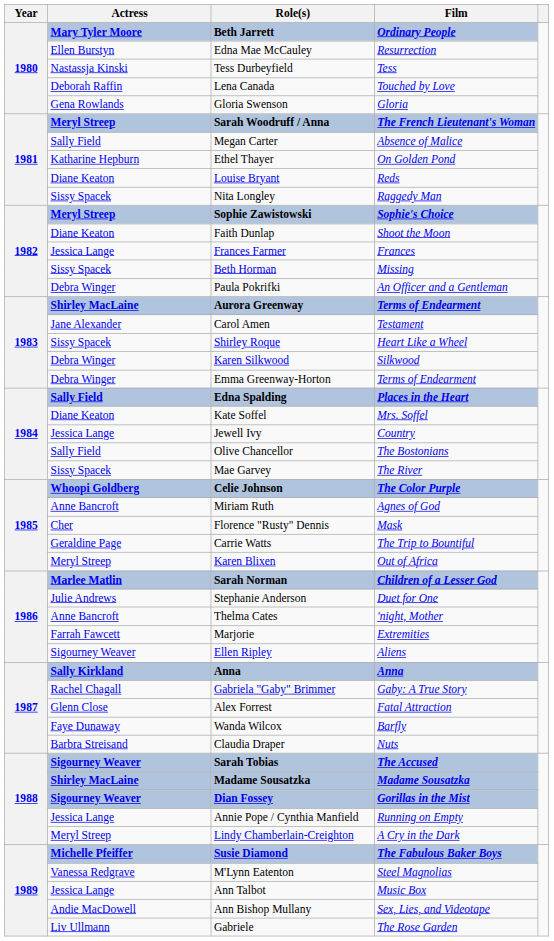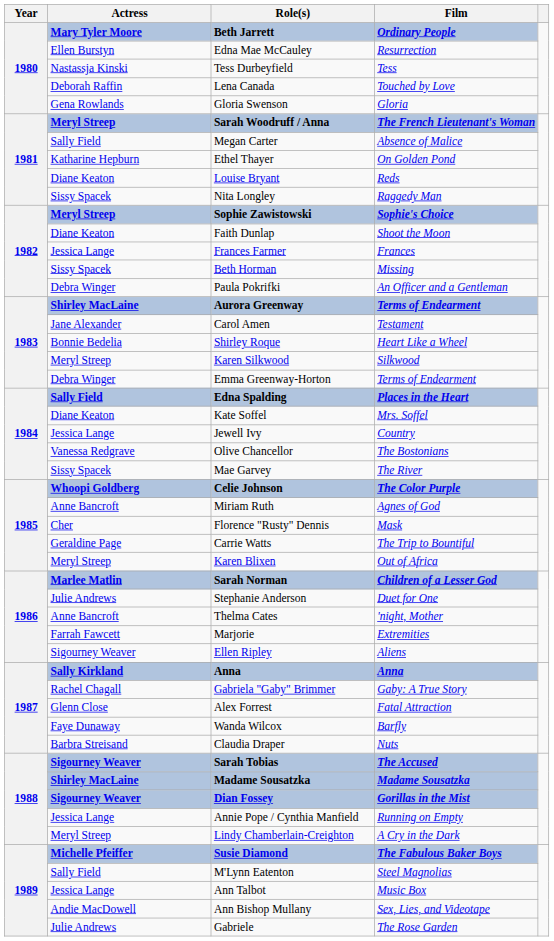(81, 342) Sissy Spacek -> (86, 342) Bonnie Bedelia
(83, 360) Debra Winger -> (81, 360) Meryl Streep
(76, 452) Sally Field -> (93, 452) Vanessa Redgrave
(93, 872) Vanessa Redgrave -> (76, 872) Sally Field
(80, 927) Liv Ullmann -> (83, 927) Julie Andrews
